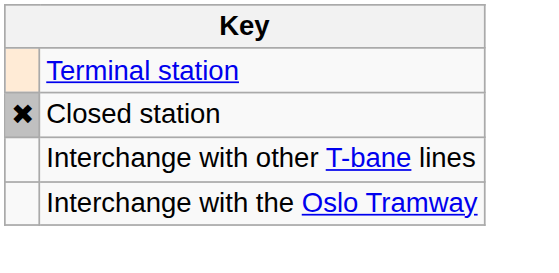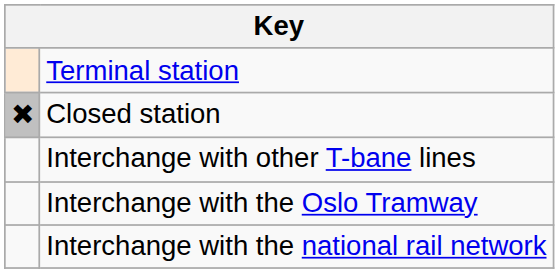+ row: (296, 246)
